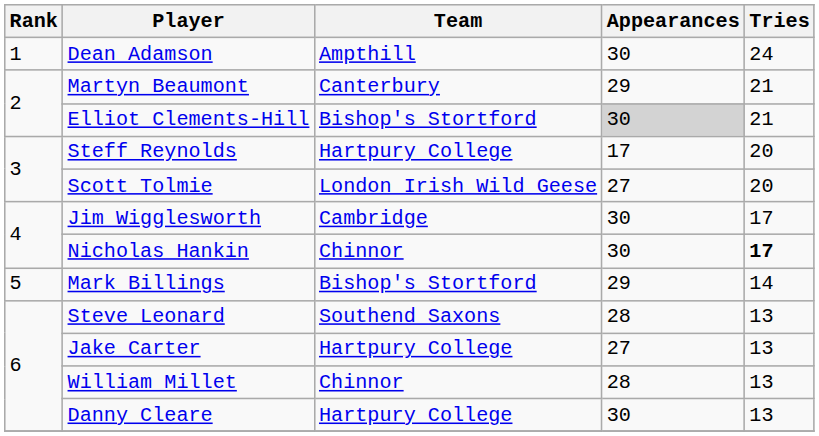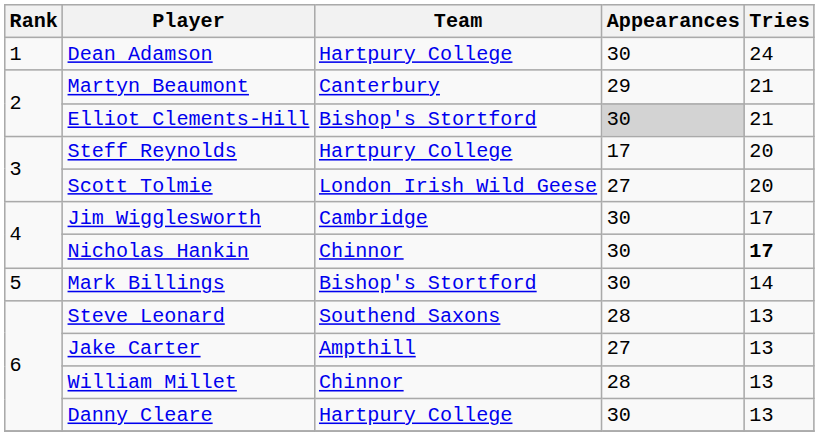(367, 54) Ampthill -> (416, 54) Hartpury College
(619, 284) 29 -> (619, 284) 30
(416, 350) Hartpury College -> (367, 350) Ampthill
